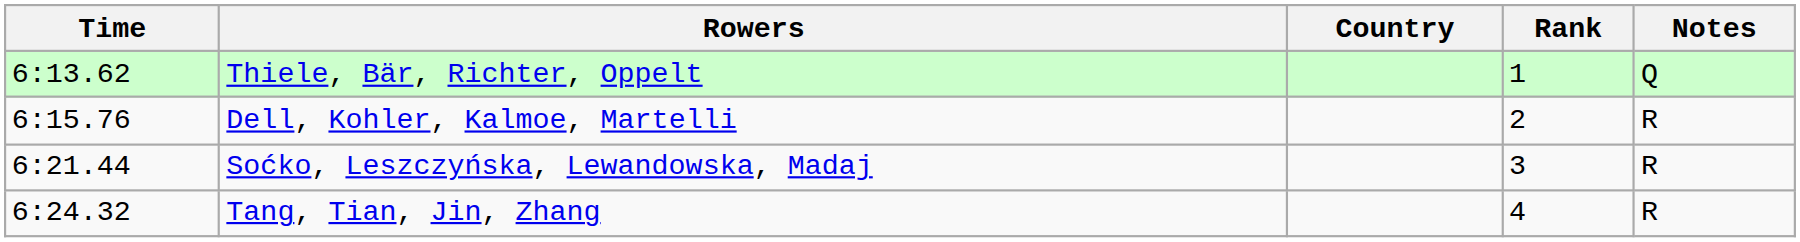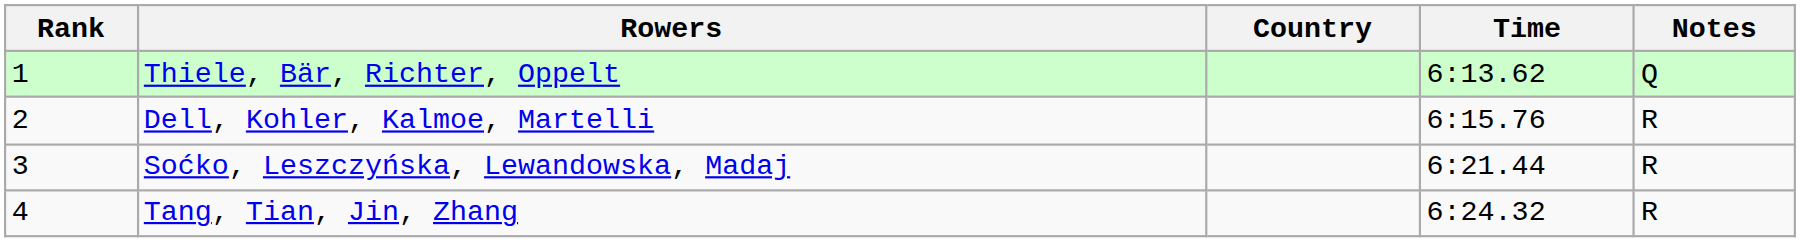columns swapped: (1568, 28) <-> (112, 28)
